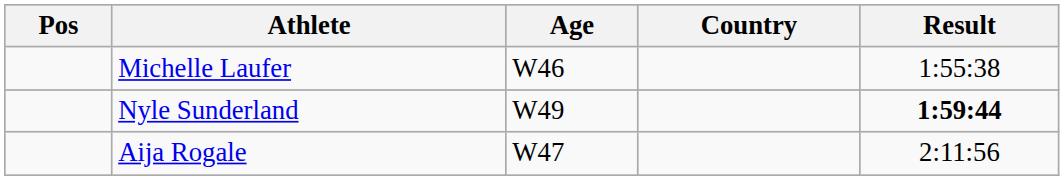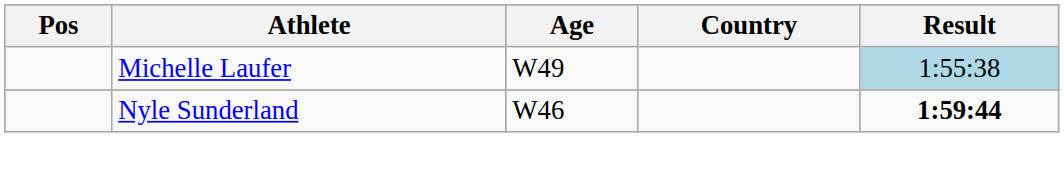(538, 68) W46 -> (538, 68) W49
(959, 68) no background -> (959, 68) lightblue background
(538, 110) W49 -> (538, 110) W46
- row: (182, 152)
